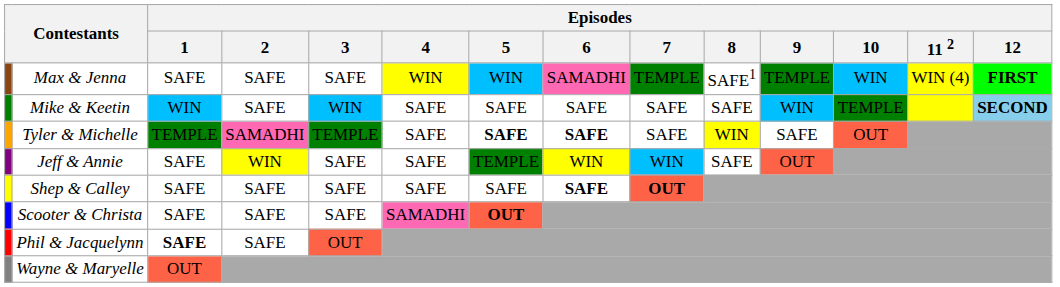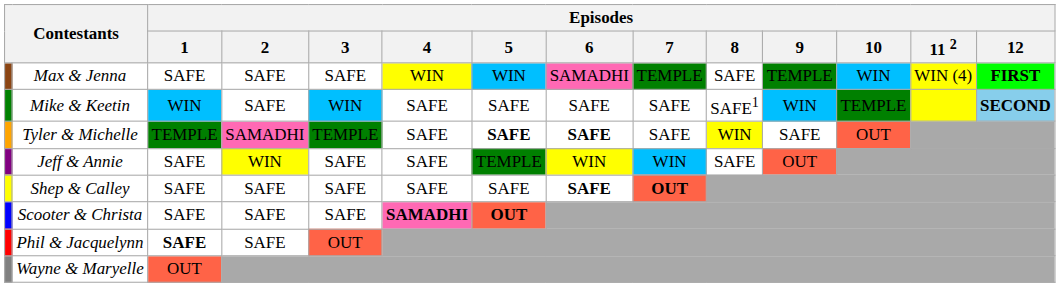(732, 78) SAFE1 -> (735, 76) SAFE
(732, 107) SAFE -> (735, 105) SAFE1
(426, 215) normal -> (427, 215) bold
